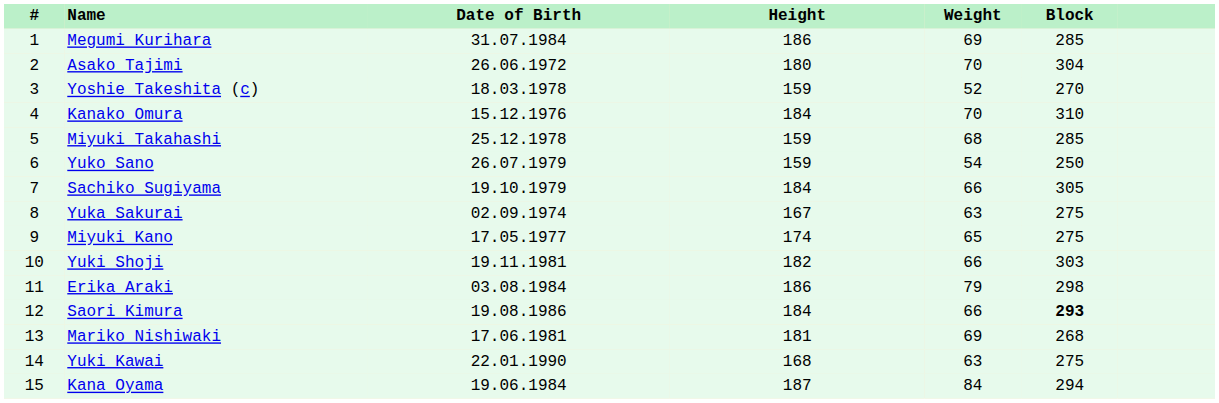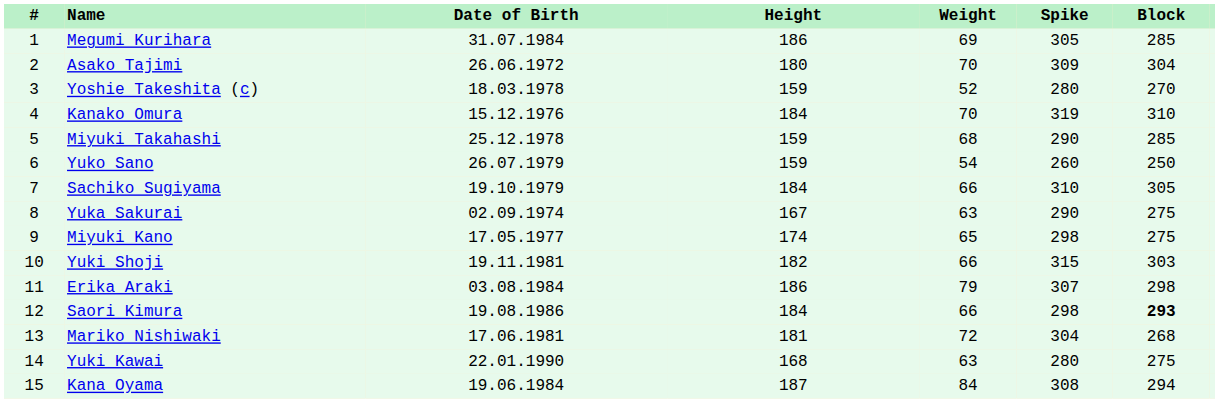+ column: (1065, 16)
(973, 337) 69 -> (968, 337) 72
